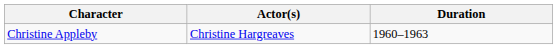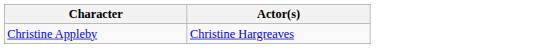- column: (461, 14)
